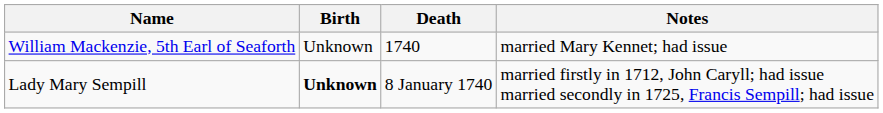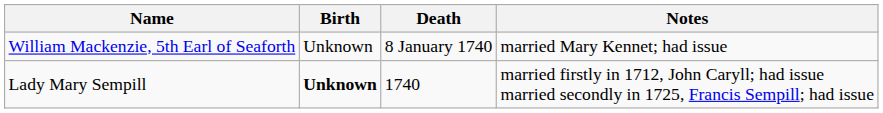(402, 46) 1740 -> (439, 46) 8 January 1740
(439, 84) 8 January 1740 -> (402, 84) 1740
